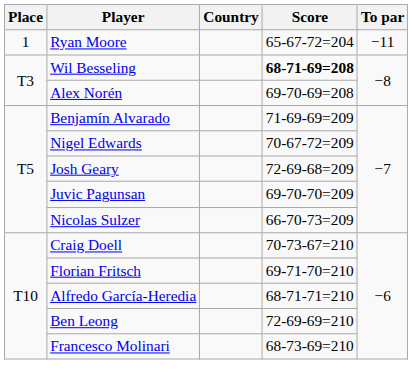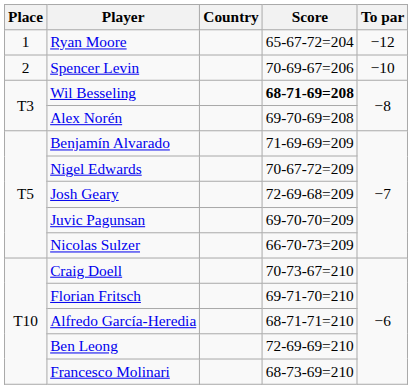(383, 42) −11 -> (383, 42) −12
+ row: (95, 67)
